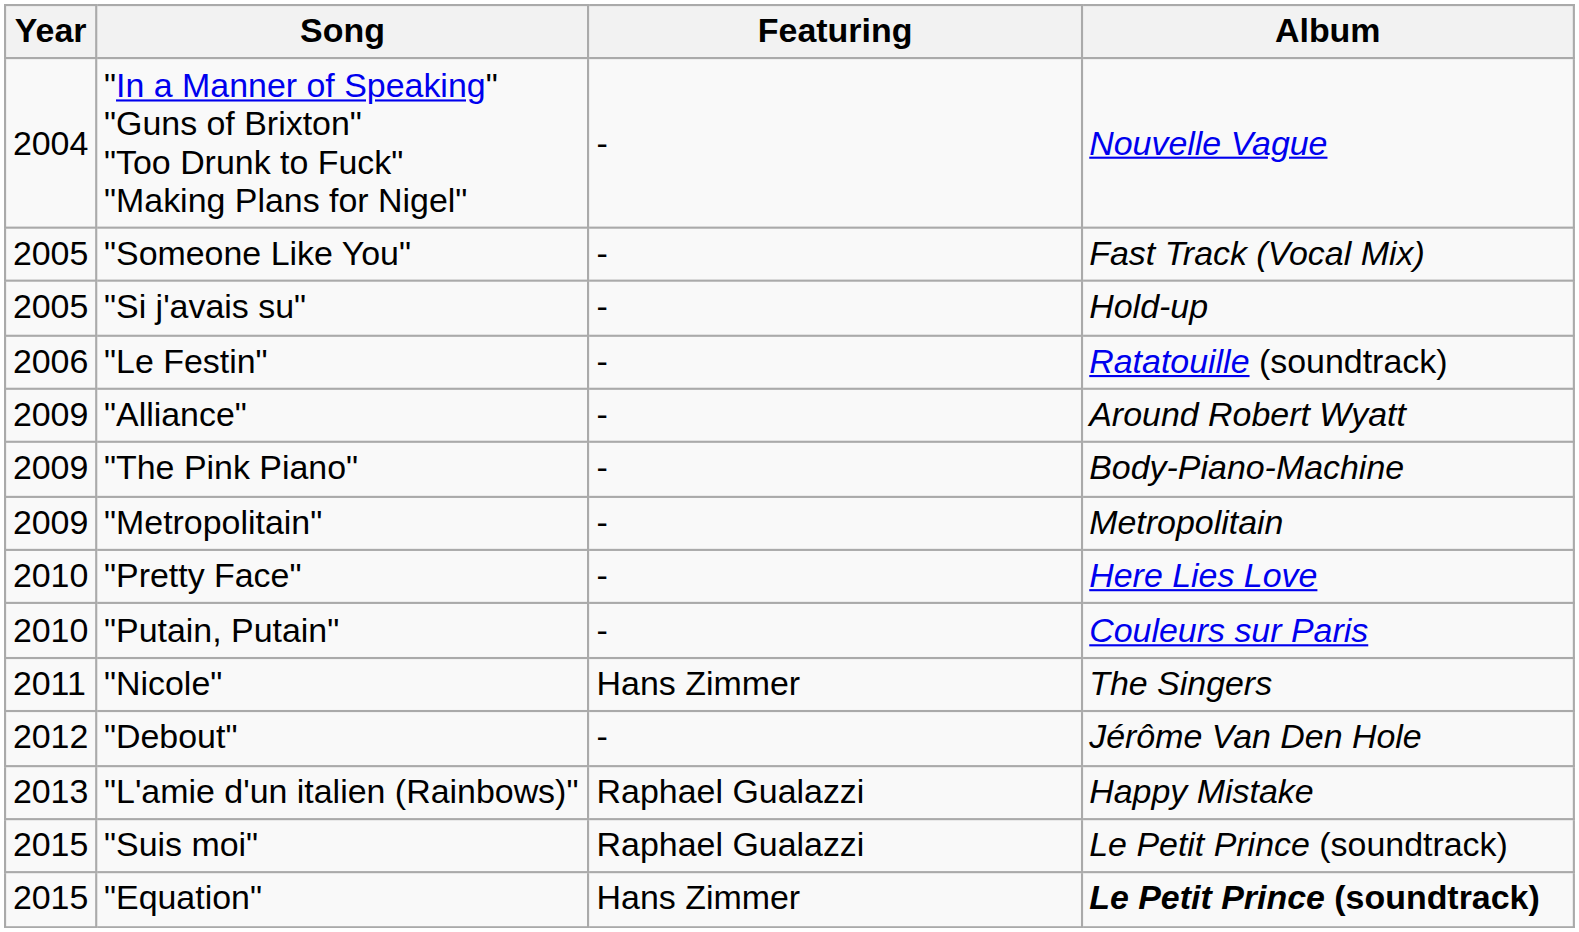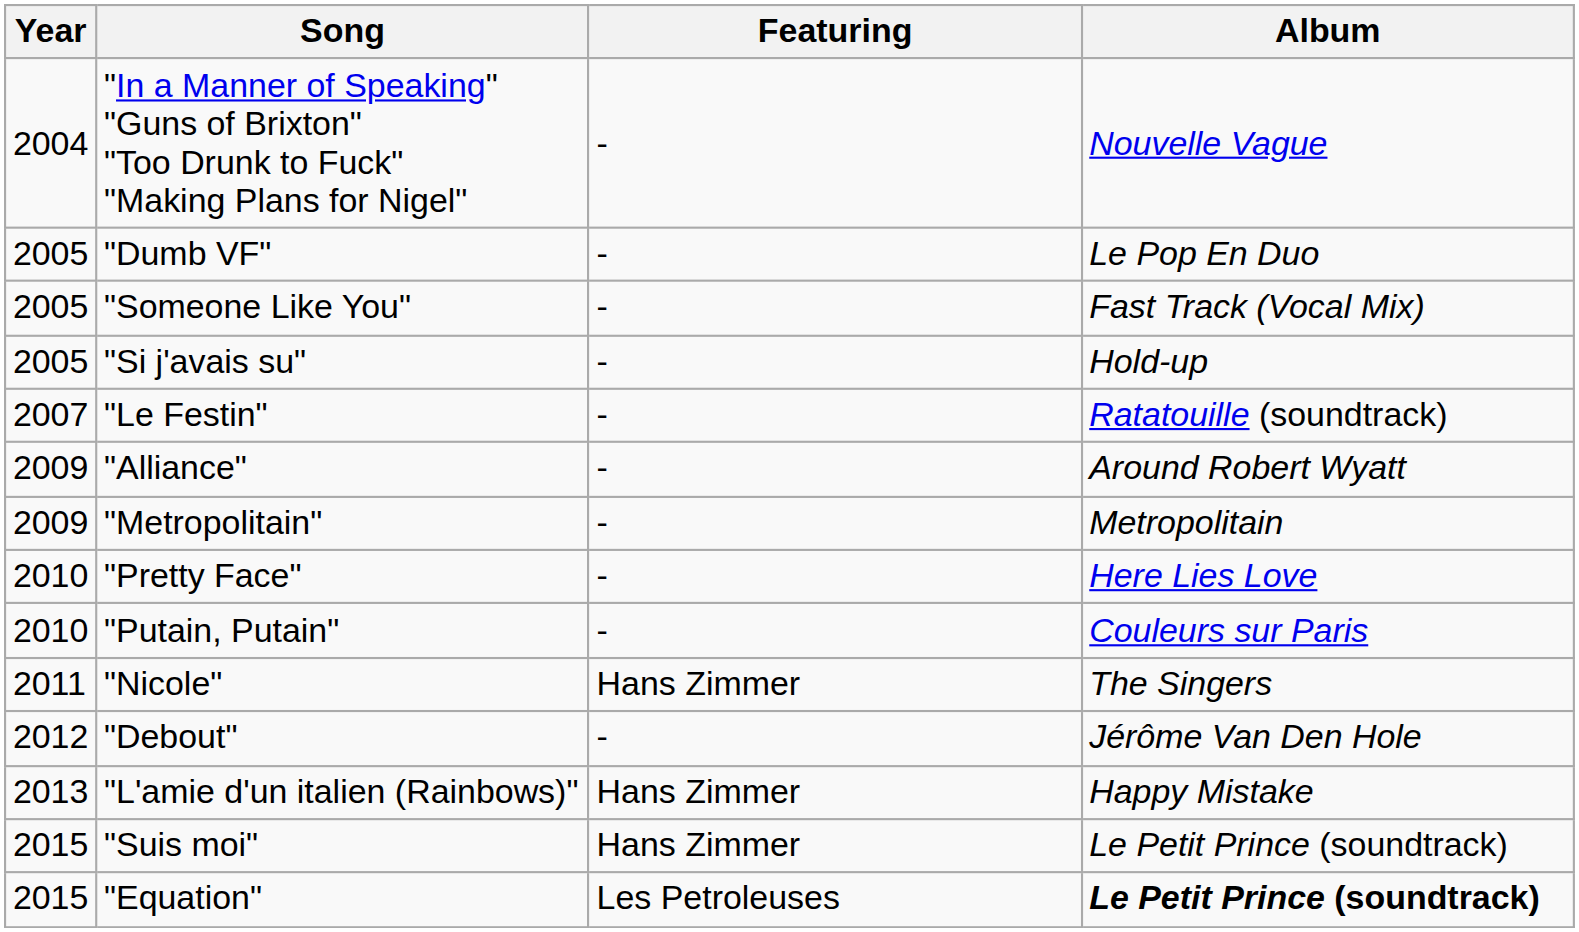+ row: (188, 253)
(51, 361) 2006 -> (51, 414) 2007
- row: (231, 468)
(730, 791) Raphael Gualazzi -> (698, 791) Hans Zimmer
(730, 845) Raphael Gualazzi -> (698, 845) Hans Zimmer
(698, 899) Hans Zimmer -> (718, 899) Les Petroleuses
